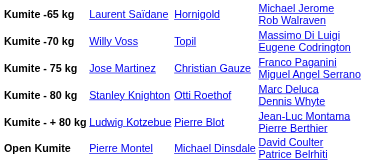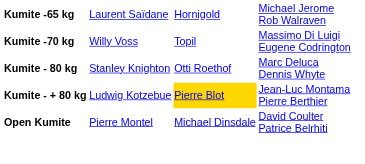- row: (41, 68)
(199, 122) no background -> (199, 95) gold background
